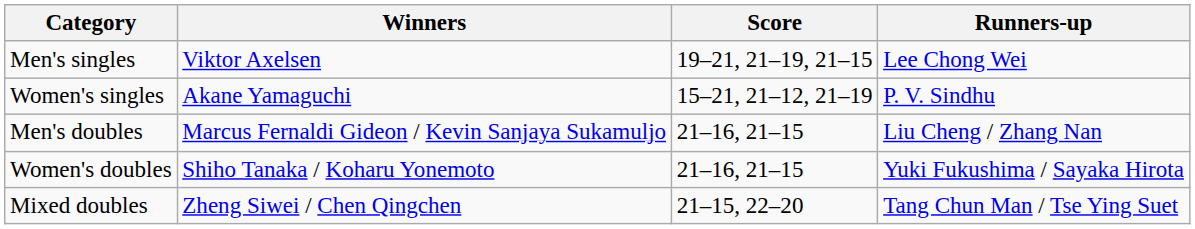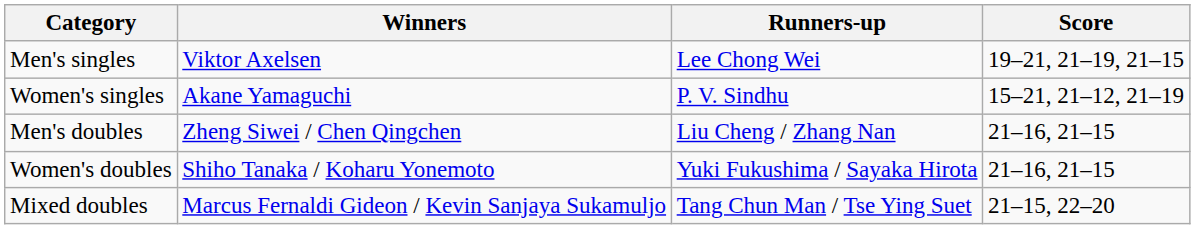columns swapped: (1034, 22) <-> (775, 22)
(424, 132) Marcus Fernaldi Gideon / Kevin Sanjaya Sukamuljo -> (322, 132) Zheng Siwei / Chen Qingchen
(322, 205) Zheng Siwei / Chen Qingchen -> (424, 205) Marcus Fernaldi Gideon / Kevin Sanjaya Sukamuljo
